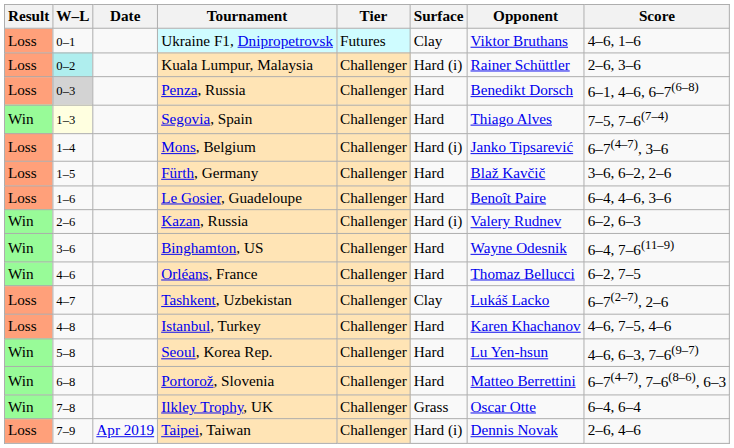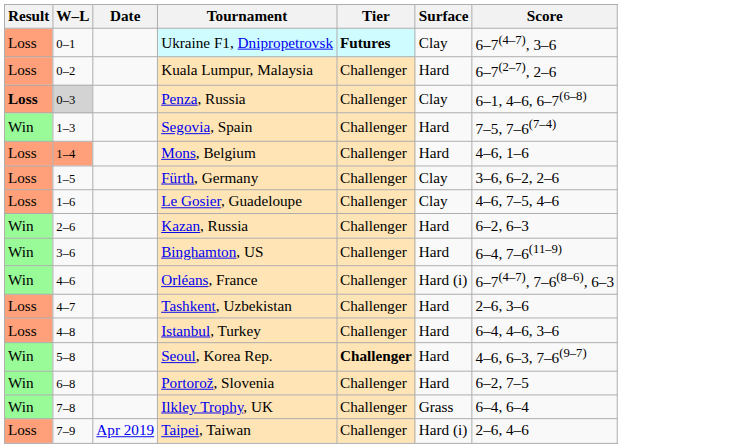- column: (526, 16)
(363, 40) normal -> (365, 42) bold
(614, 40) 4–6, 1–6 -> (516, 42) 6–7(4–7), 3–6
(66, 65) paleturquoise background -> (66, 71) no background
(438, 64) Hard (i) -> (434, 70) Hard
(614, 64) 2–6, 3–6 -> (516, 70) 6–7(2–7), 2–6
(22, 90) normal -> (23, 99) bold
(429, 90) Hard -> (433, 99) Clay
(66, 120) lightyellow background -> (66, 128) no background
(66, 148) no background -> (66, 154) lightsalmon background
(438, 147) Hard (i) -> (434, 153) Hard
(628, 147) 6–7(4–7), 3–6 -> (502, 153) 4–6, 1–6
(429, 173) Hard -> (433, 177) Clay
(429, 197) Hard -> (433, 201) Clay
(629, 197) 6–4, 4–6, 3–6 -> (517, 201) 4–6, 7–5, 4–6
(438, 221) Hard (i) -> (434, 225) Hard
(429, 274) Hard -> (443, 280) Hard (i)
(614, 274) 6–2, 7–5 -> (545, 280) 6–7(4–7), 7–6(8–6), 6–3
(428, 300) Clay -> (434, 306) Hard
(628, 300) 6–7(2–7), 2–6 -> (502, 306) 2–6, 3–6
(629, 326) 4–6, 7–5, 4–6 -> (517, 330) 6–4, 4–6, 3–6
(373, 352) normal -> (376, 356) bold
(657, 380) 6–7(4–7), 7–6(8–6), 6–3 -> (502, 382) 6–2, 7–5
